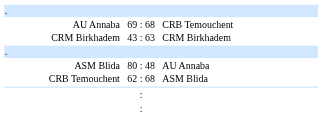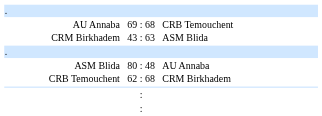(197, 38) CRM Birkhadem -> (185, 38) ASM Blida
(185, 79) ASM Blida -> (197, 79) CRM Birkhadem
